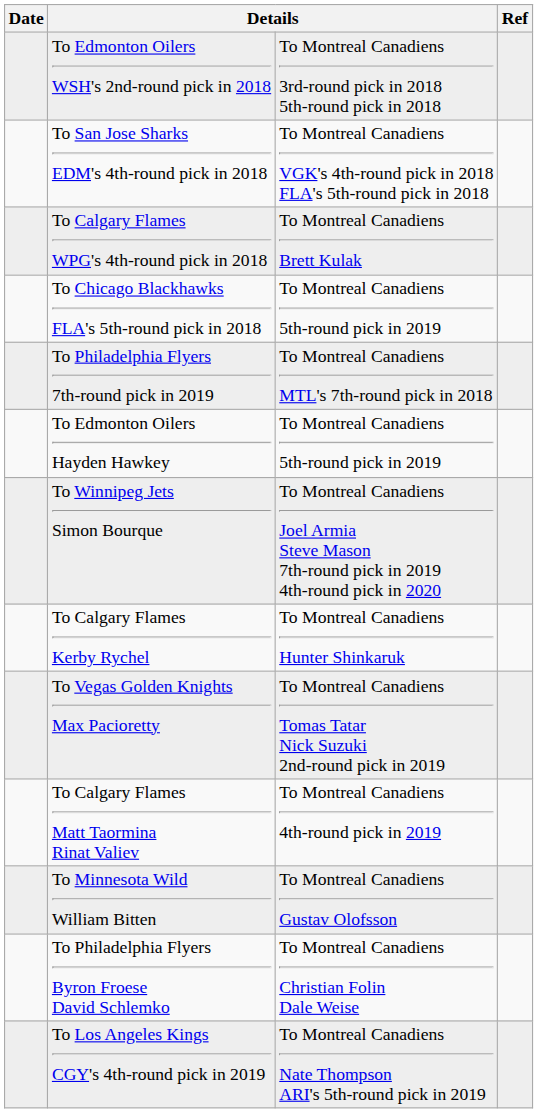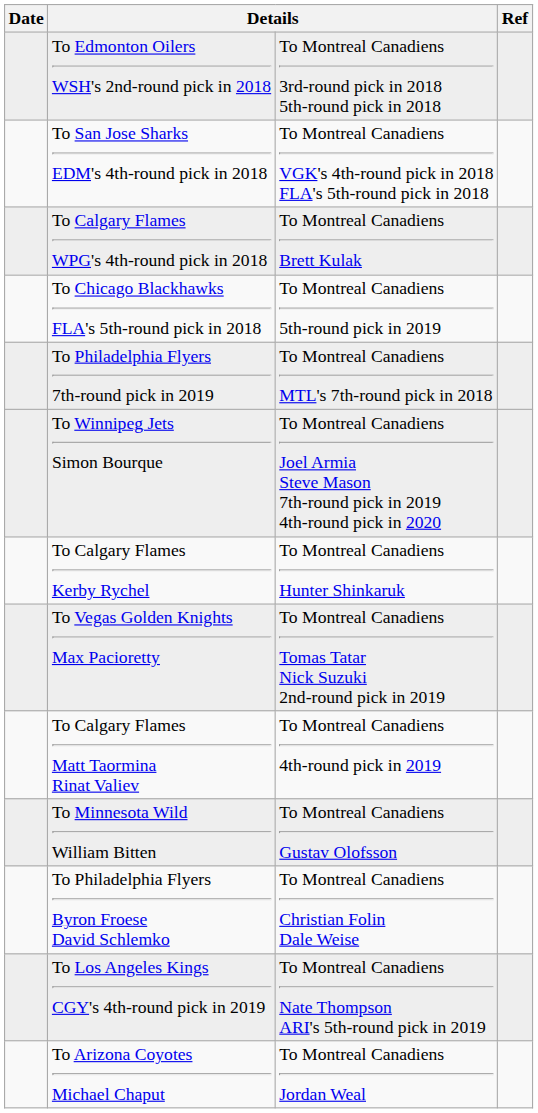- row: (162, 443)
+ row: (162, 1074)
